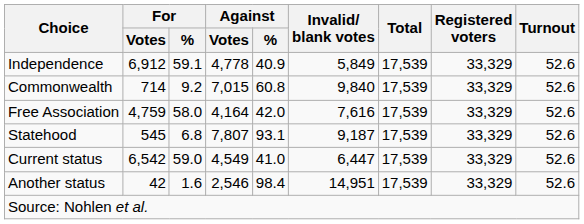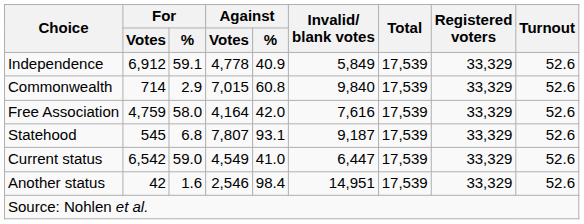(192, 87) 9.2 -> (192, 87) 2.9
